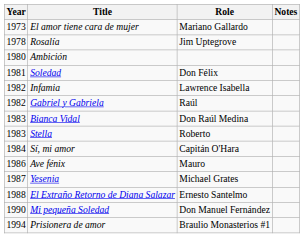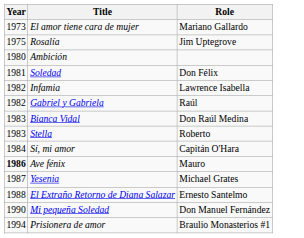- column: (286, 12)
(16, 42) 1978 -> (16, 42) 1975
(16, 164) normal -> (16, 164) bold
